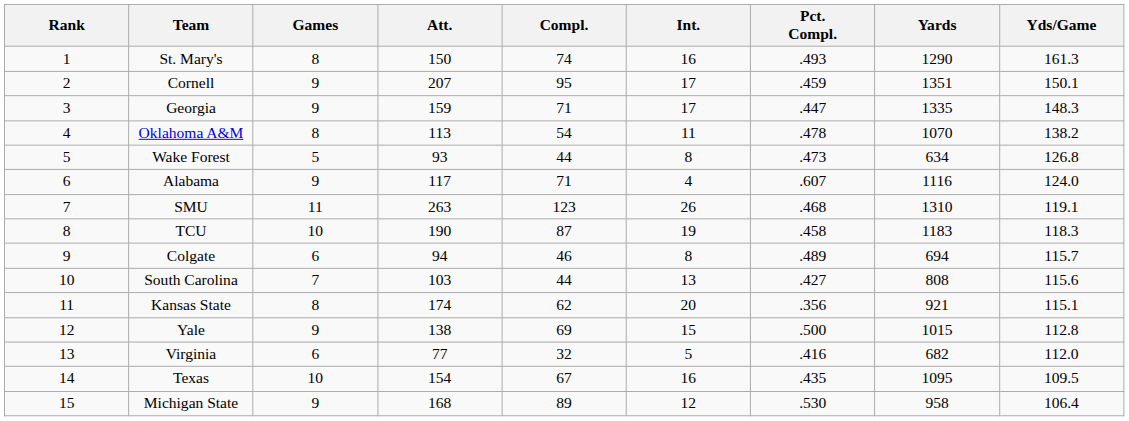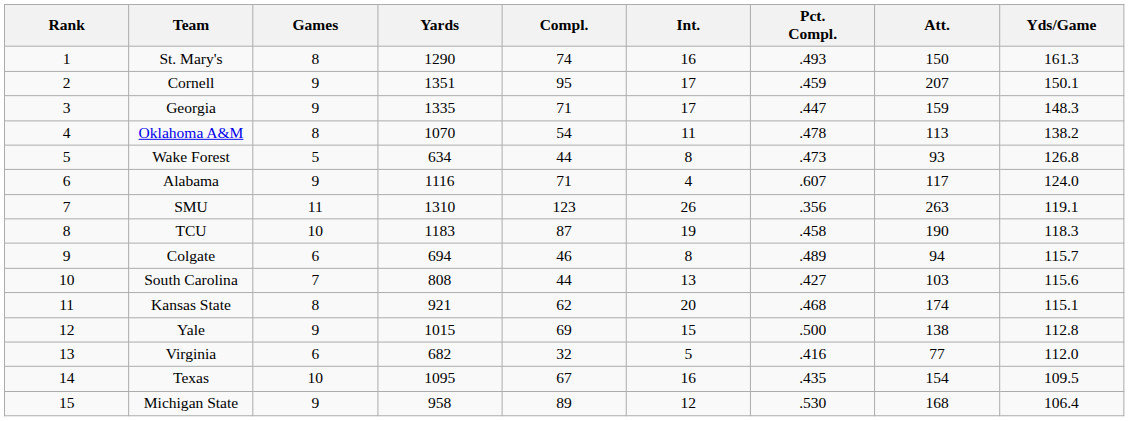columns swapped: (440, 25) <-> (937, 25)
(813, 206) .468 -> (813, 206) .356
(813, 305) .356 -> (813, 305) .468
